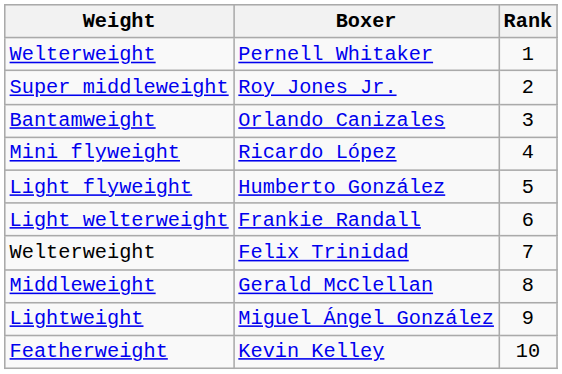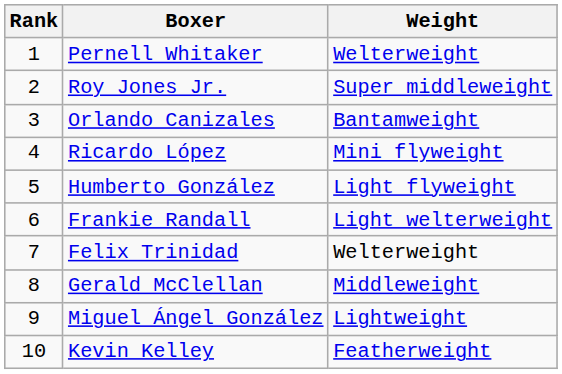columns swapped: (528, 21) <-> (119, 21)
